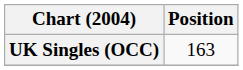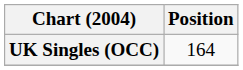(201, 49) 163 -> (201, 49) 164
